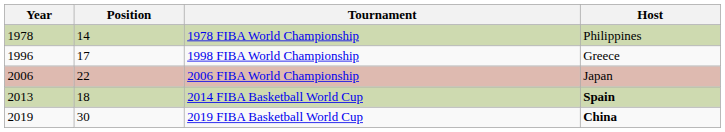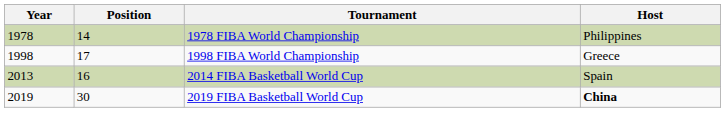(20, 55) 1996 -> (20, 55) 1998
- row: (273, 76)
(83, 96) 18 -> (83, 76) 16
(599, 96) bold -> (598, 76) normal
